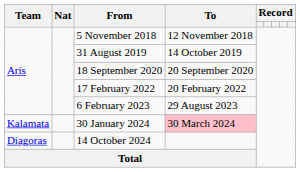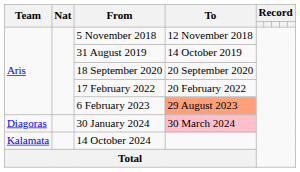(202, 105) no background -> (202, 105) lightsalmon background
(28, 123) Kalamata -> (27, 123) Diagoras
(27, 140) Diagoras -> (28, 140) Kalamata
